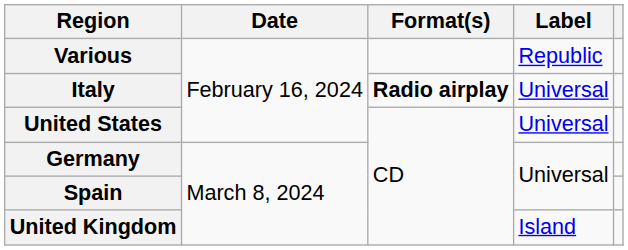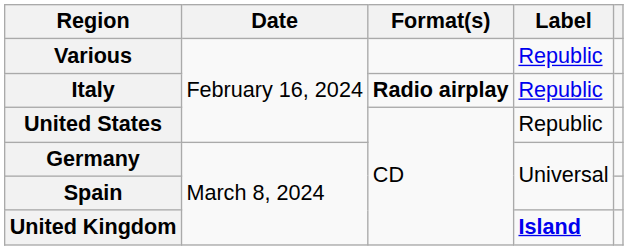(563, 90) Universal -> (561, 90) Republic
(563, 124) Universal -> (561, 124) Republic
(547, 227) normal -> (550, 227) bold
